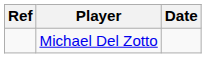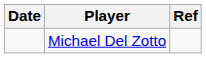columns swapped: (181, 16) <-> (20, 16)
